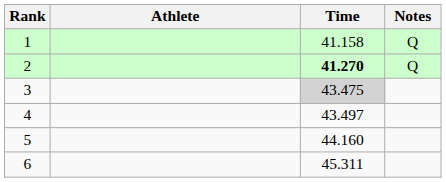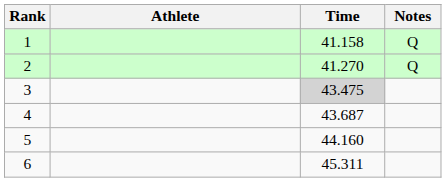(342, 66) bold -> (342, 66) normal
(342, 115) 43.497 -> (342, 115) 43.687
